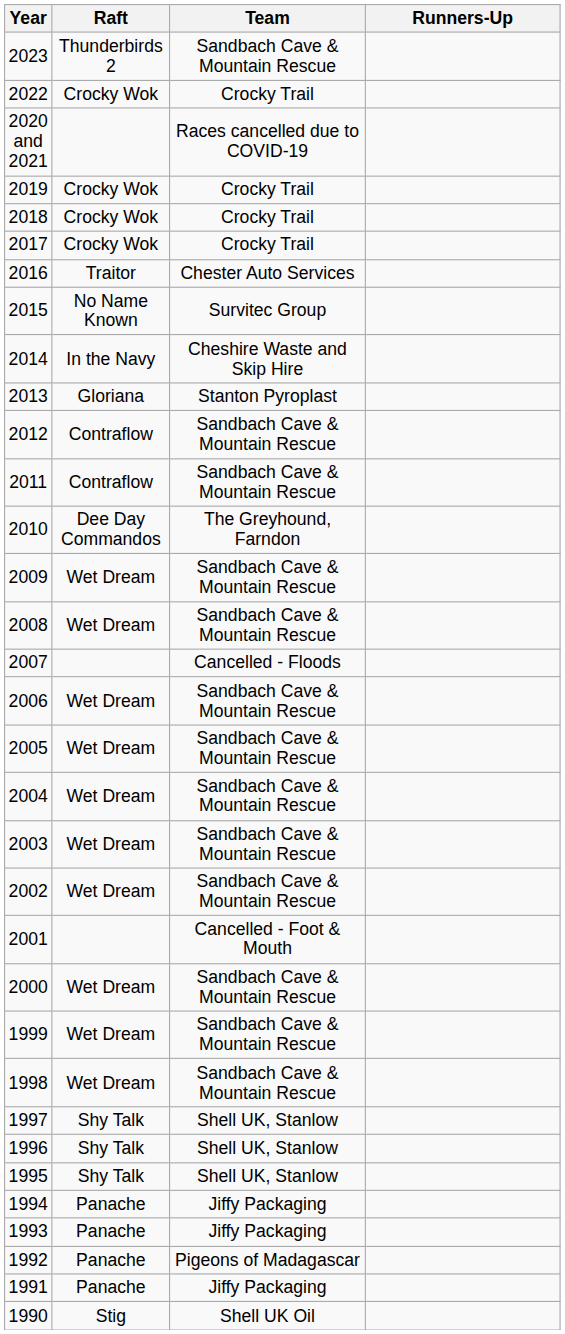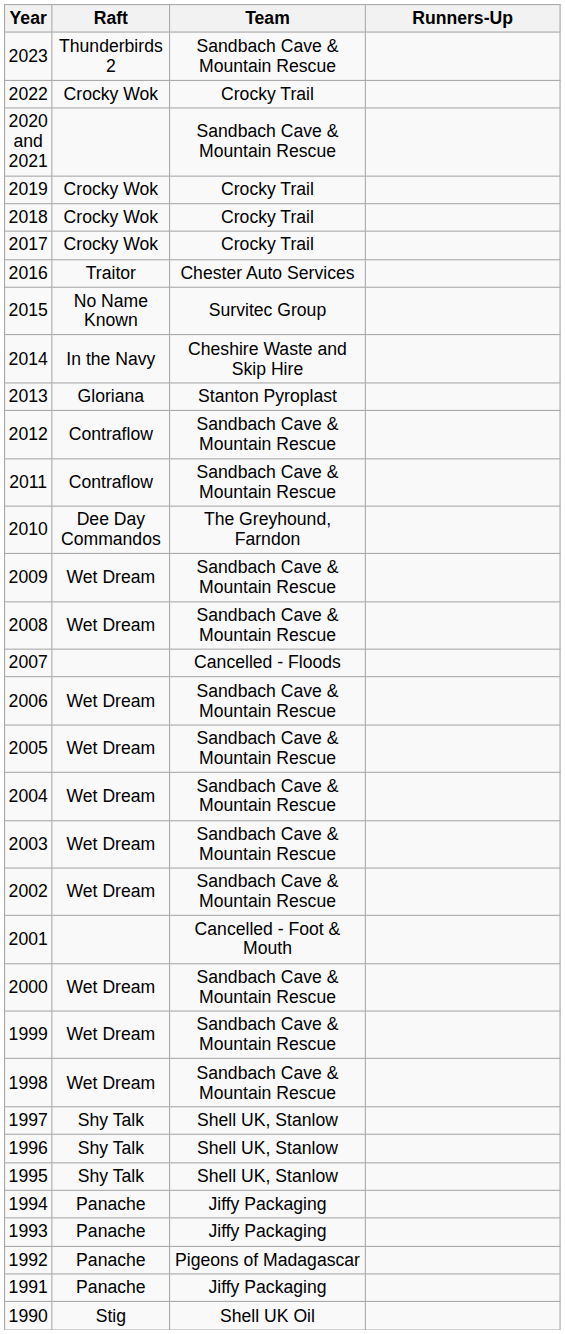(267, 141) Races cancelled due to COVID-19 -> (267, 141) Sandbach Cave & Mountain Rescue
